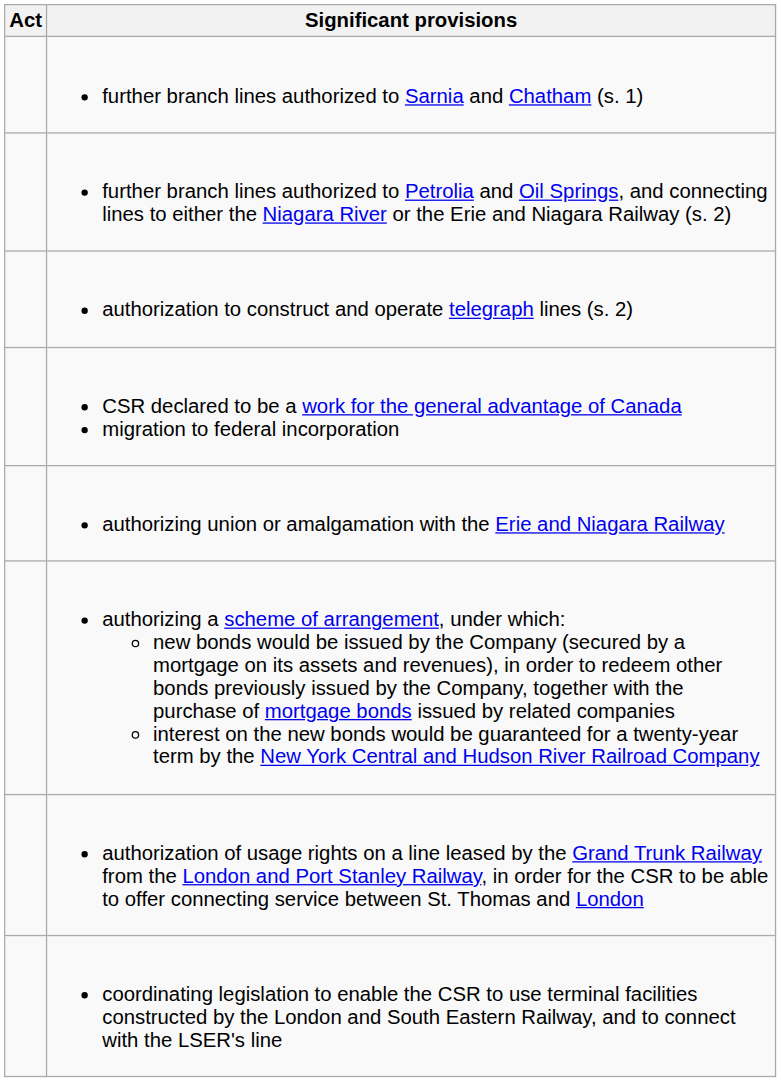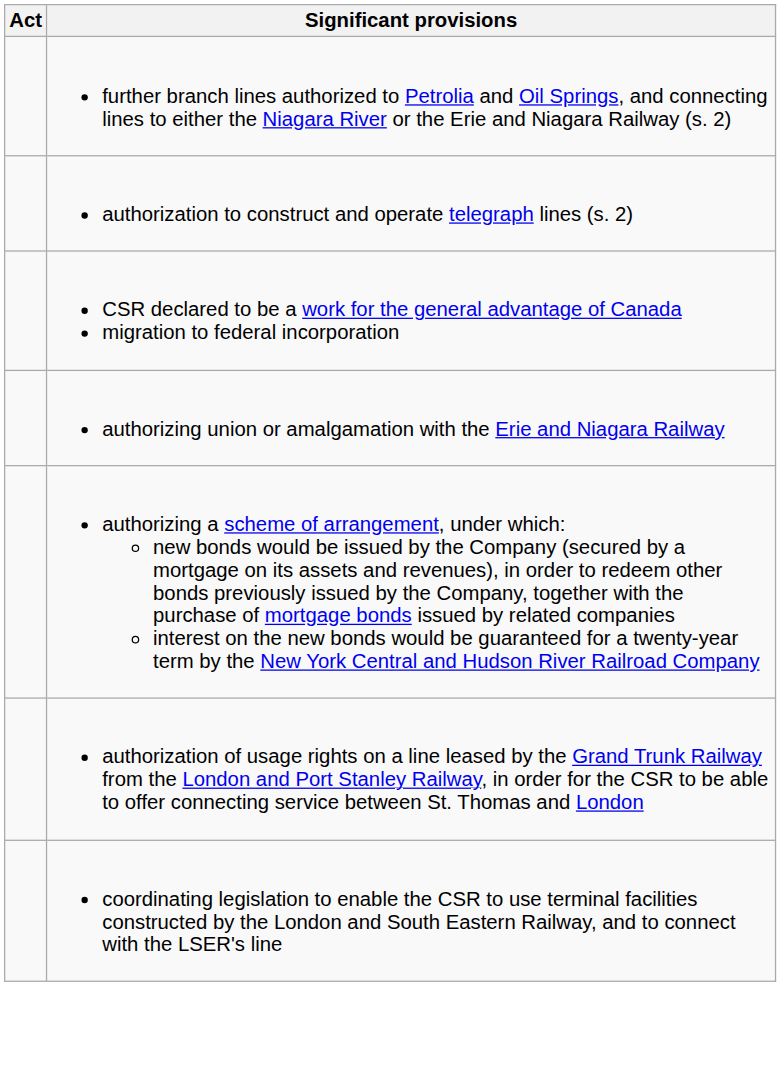- row: (411, 96)
